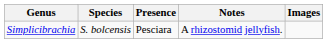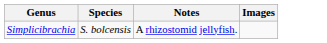- column: (156, 13)
